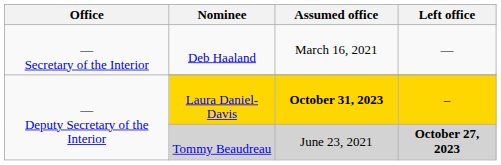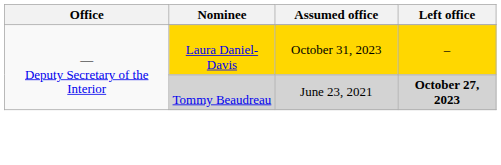- row: (222, 57)
(336, 99) bold -> (336, 49) normal
